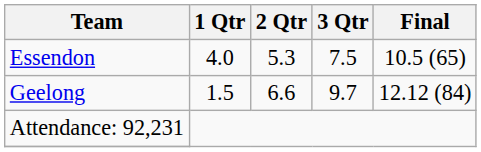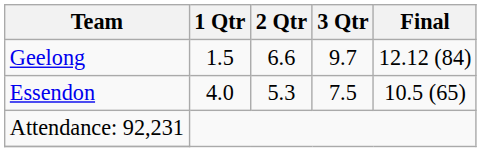rows swapped: (52, 57) <-> (47, 92)
